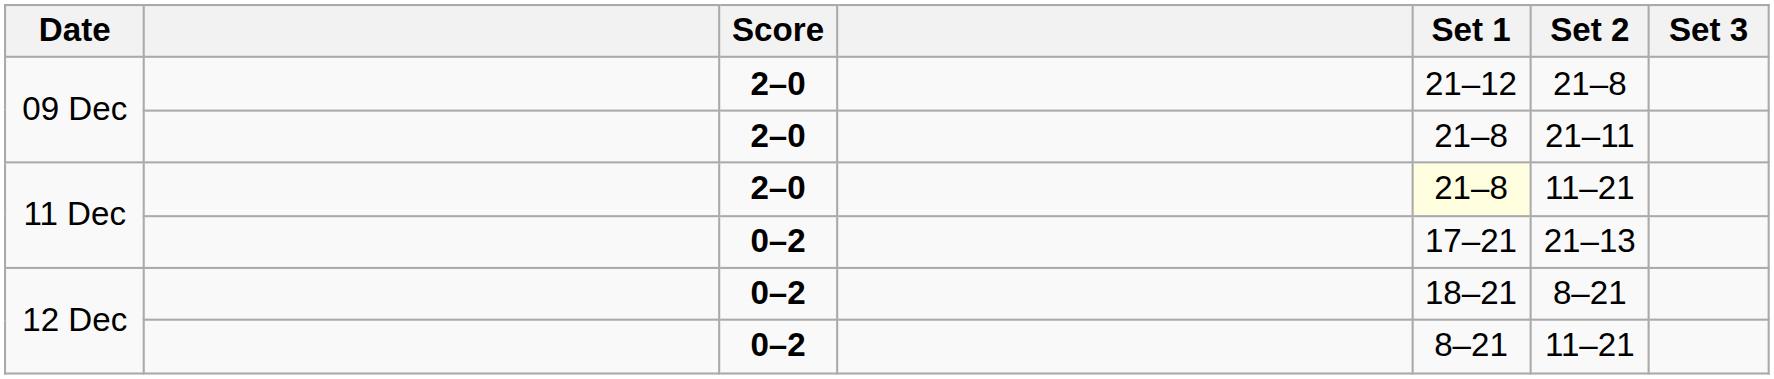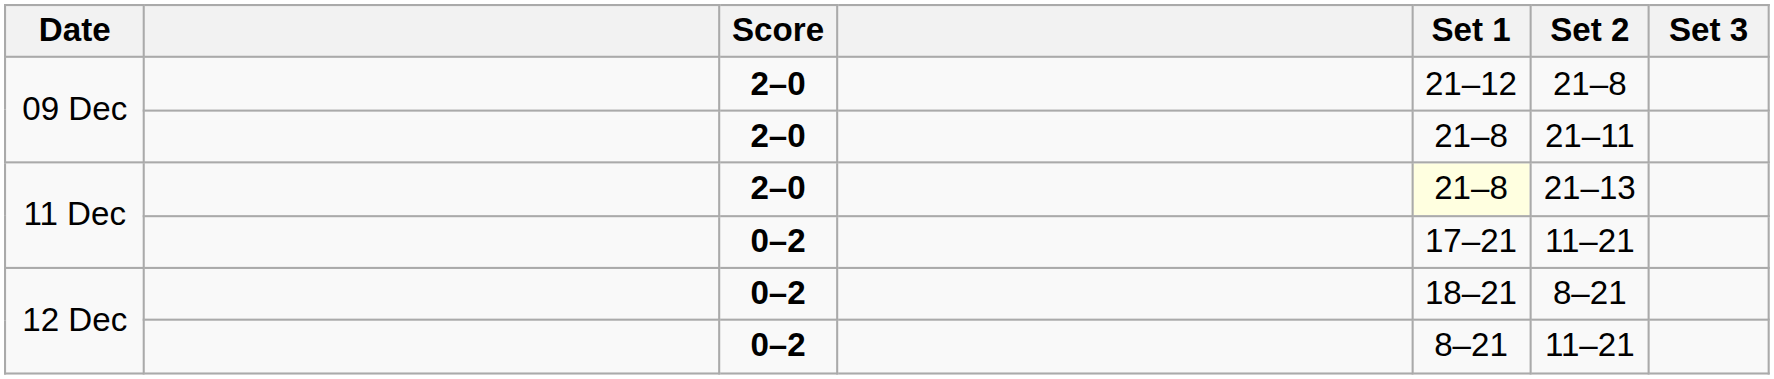(1590, 188) 11–21 -> (1590, 188) 21–13
(1590, 240) 21–13 -> (1590, 240) 11–21
